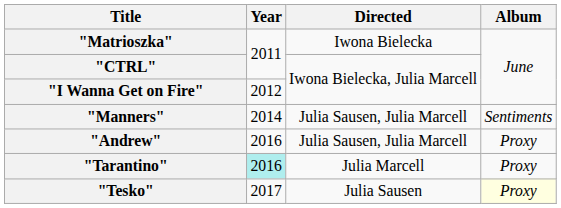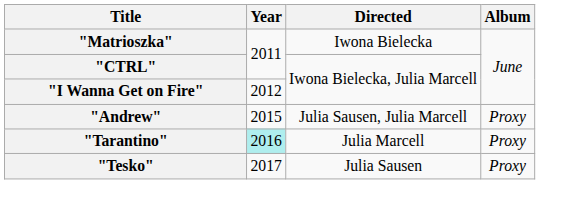- row: (126, 116)
(266, 141) 2016 -> (266, 116) 2015
(518, 191) lightyellow background -> (508, 166) no background
